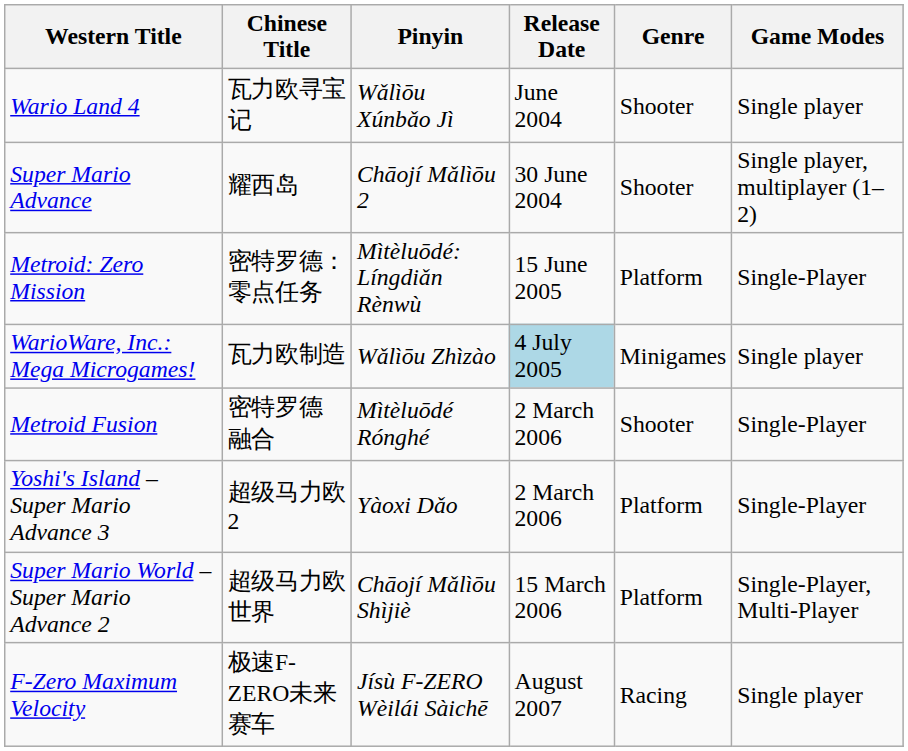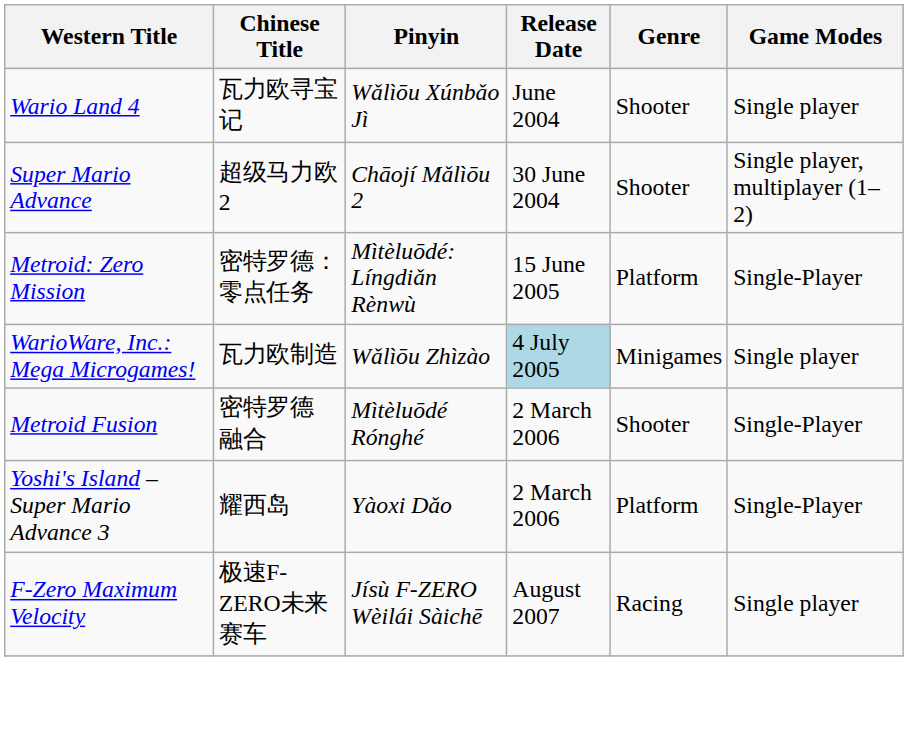(263, 186) 耀西岛 -> (278, 187) 超级马力欧2
(287, 506) 超级马力欧2 -> (254, 505) 耀西岛
- row: (111, 596)
